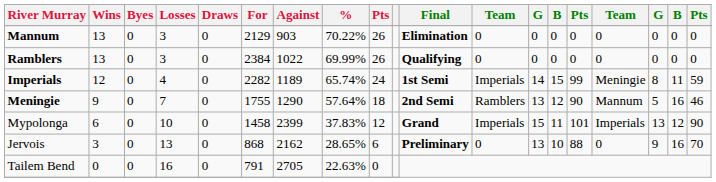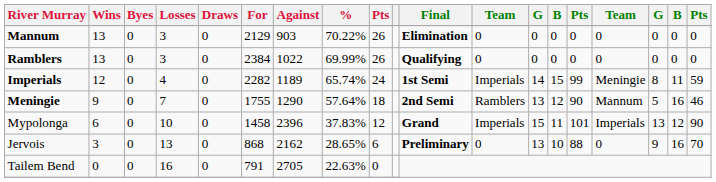(290, 122) 2399 -> (290, 122) 2396
